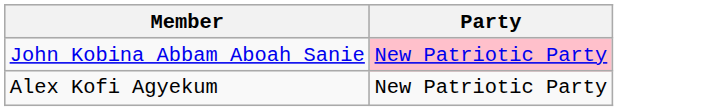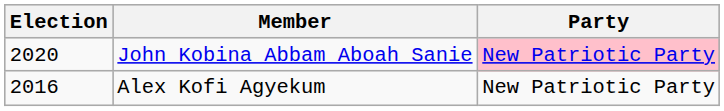+ column: (59, 21)
